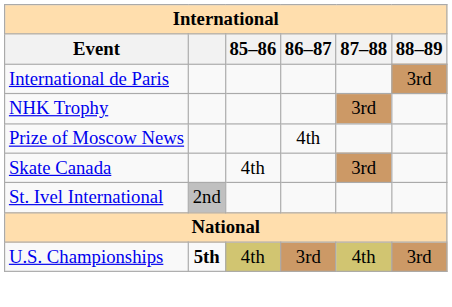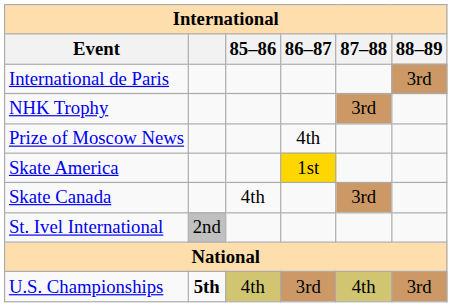+ row: (64, 167)
